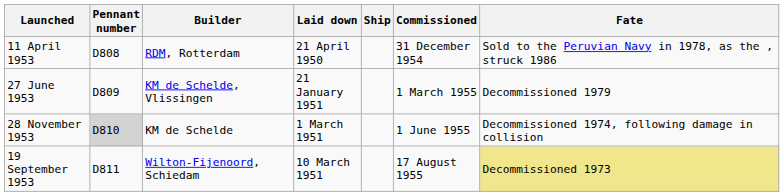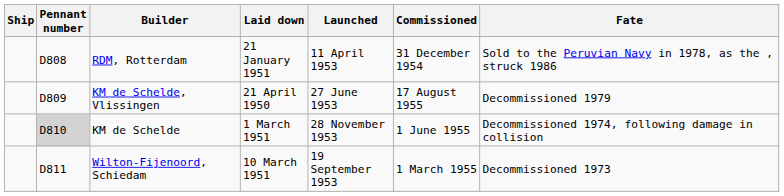columns swapped: (377, 20) <-> (47, 20)
(323, 52) 21 April 1950 -> (267, 59) 21 January 1951
(320, 91) 21 January 1951 -> (270, 98) 21 April 1950
(437, 91) 1 March 1955 -> (426, 98) 17 August 1955
(426, 168) 17 August 1955 -> (437, 168) 1 March 1955
(547, 168) khaki background -> (547, 168) no background
